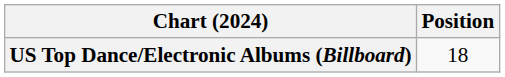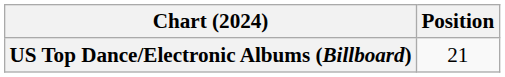(458, 54) 18 -> (458, 54) 21
